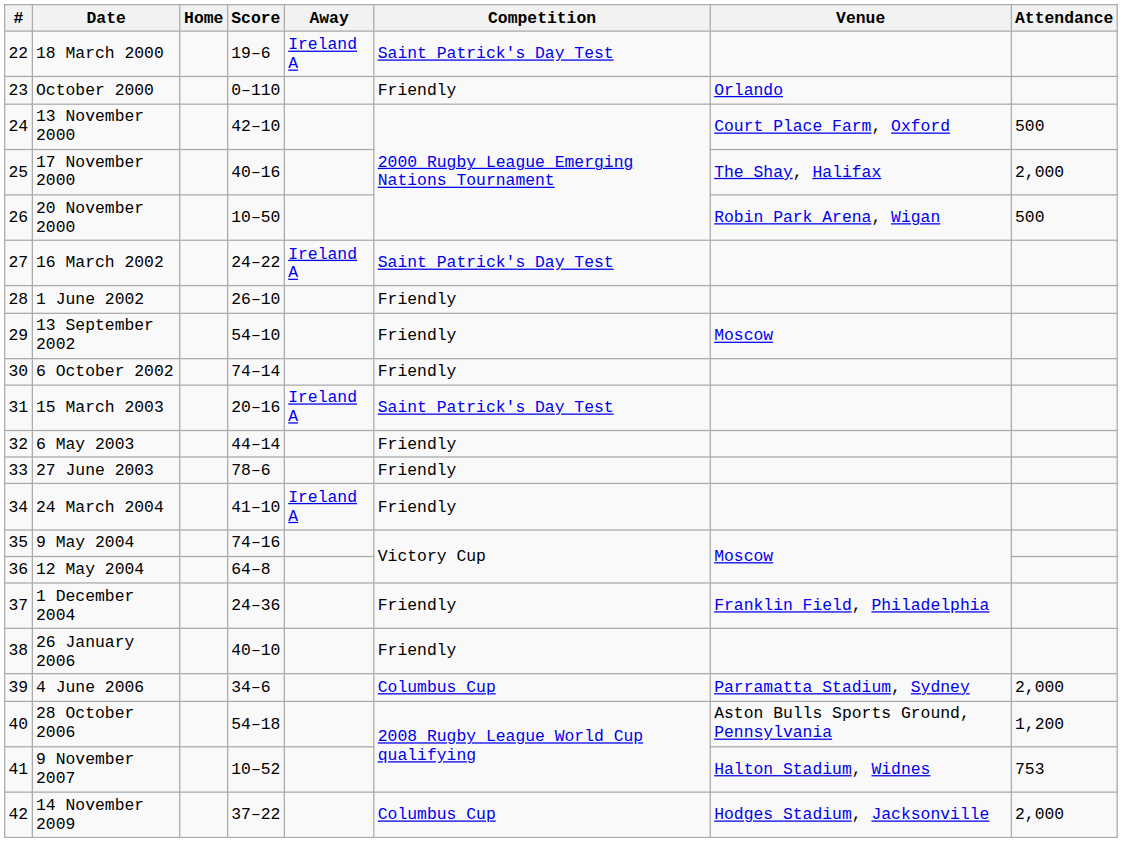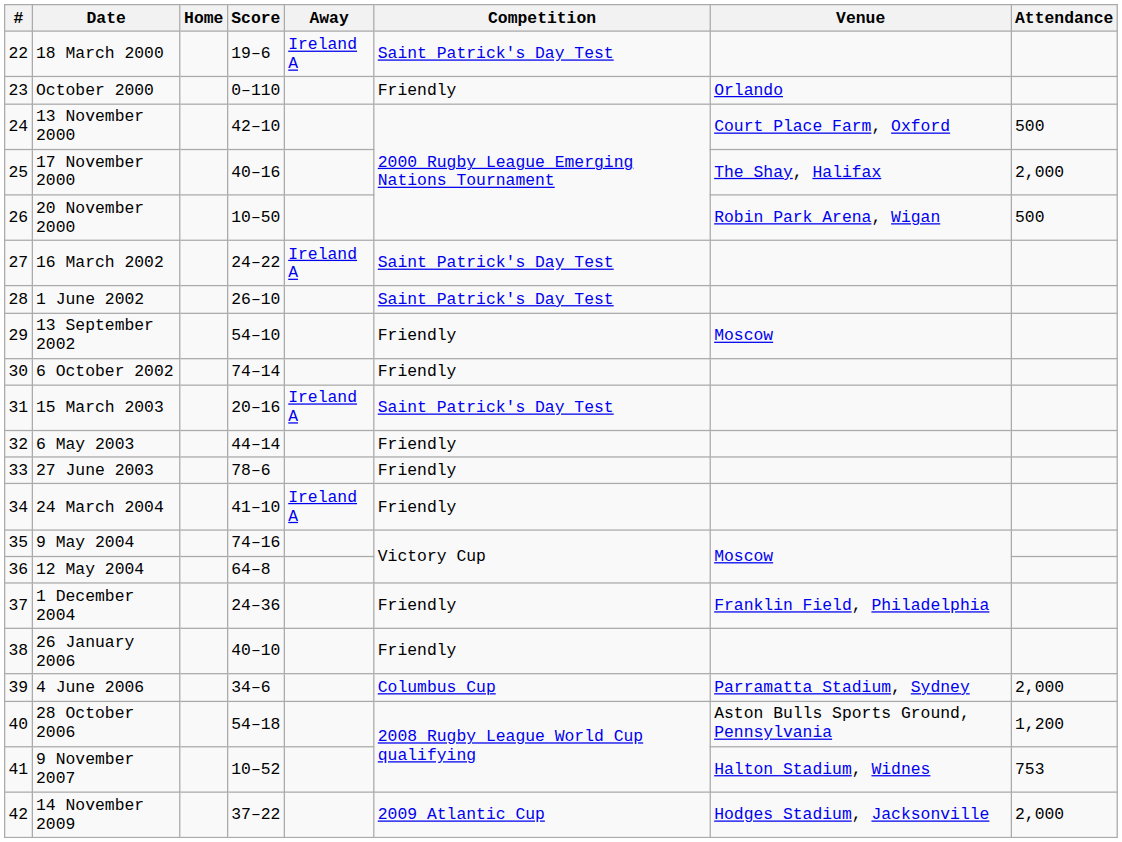(417, 299) Friendly -> (496, 299) Saint Patrick's Day Test
(437, 815) Columbus Cup -> (461, 815) 2009 Atlantic Cup
